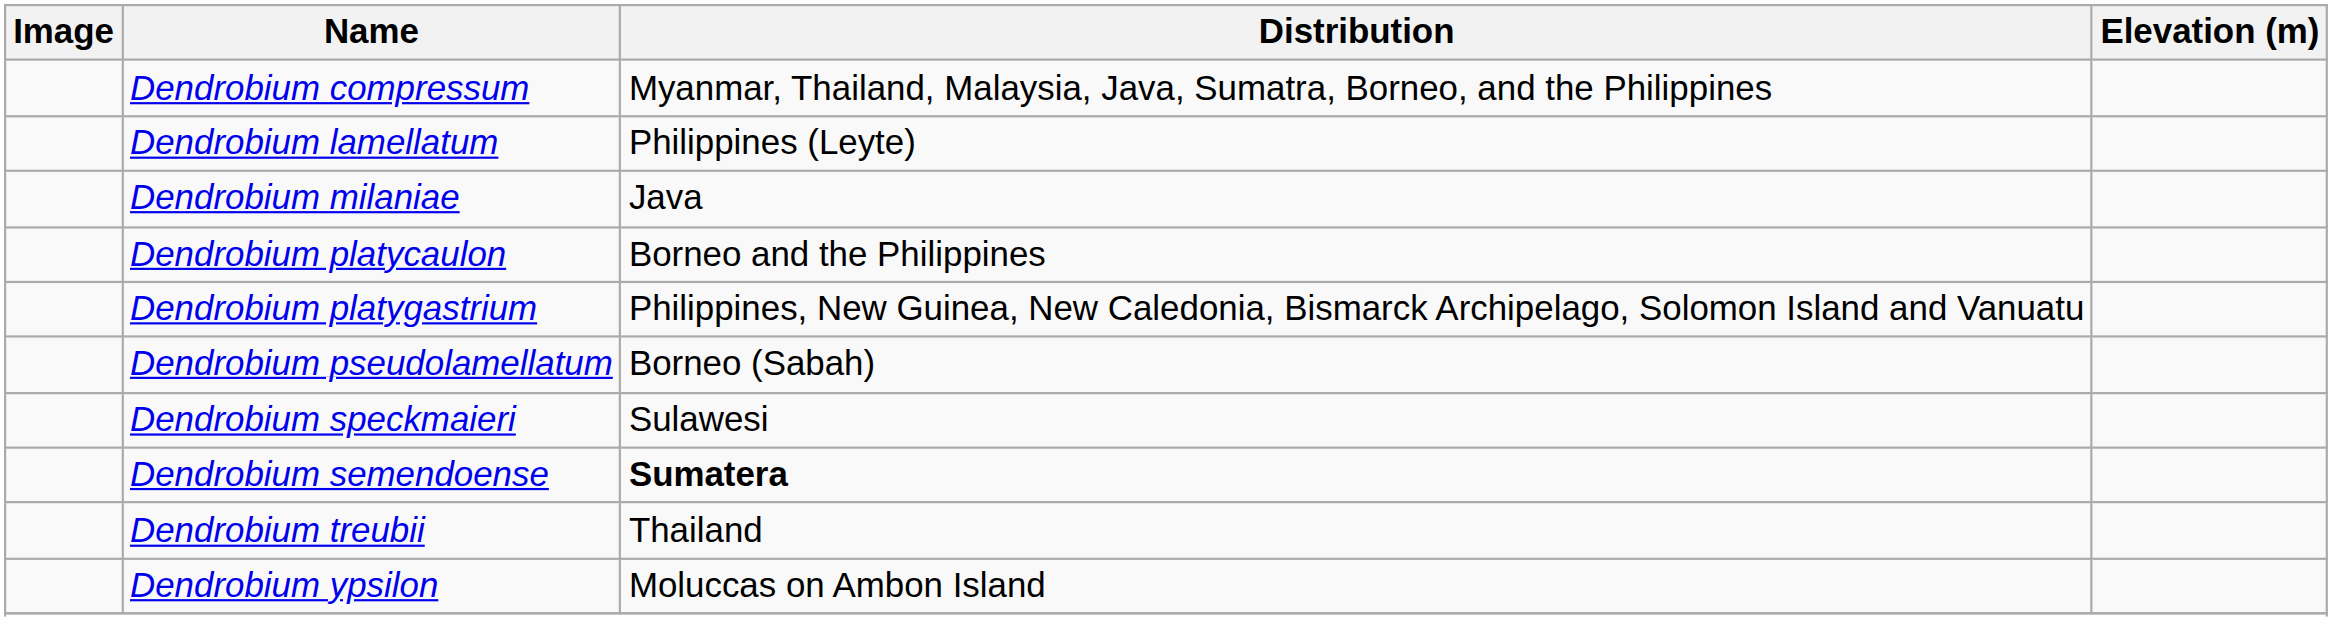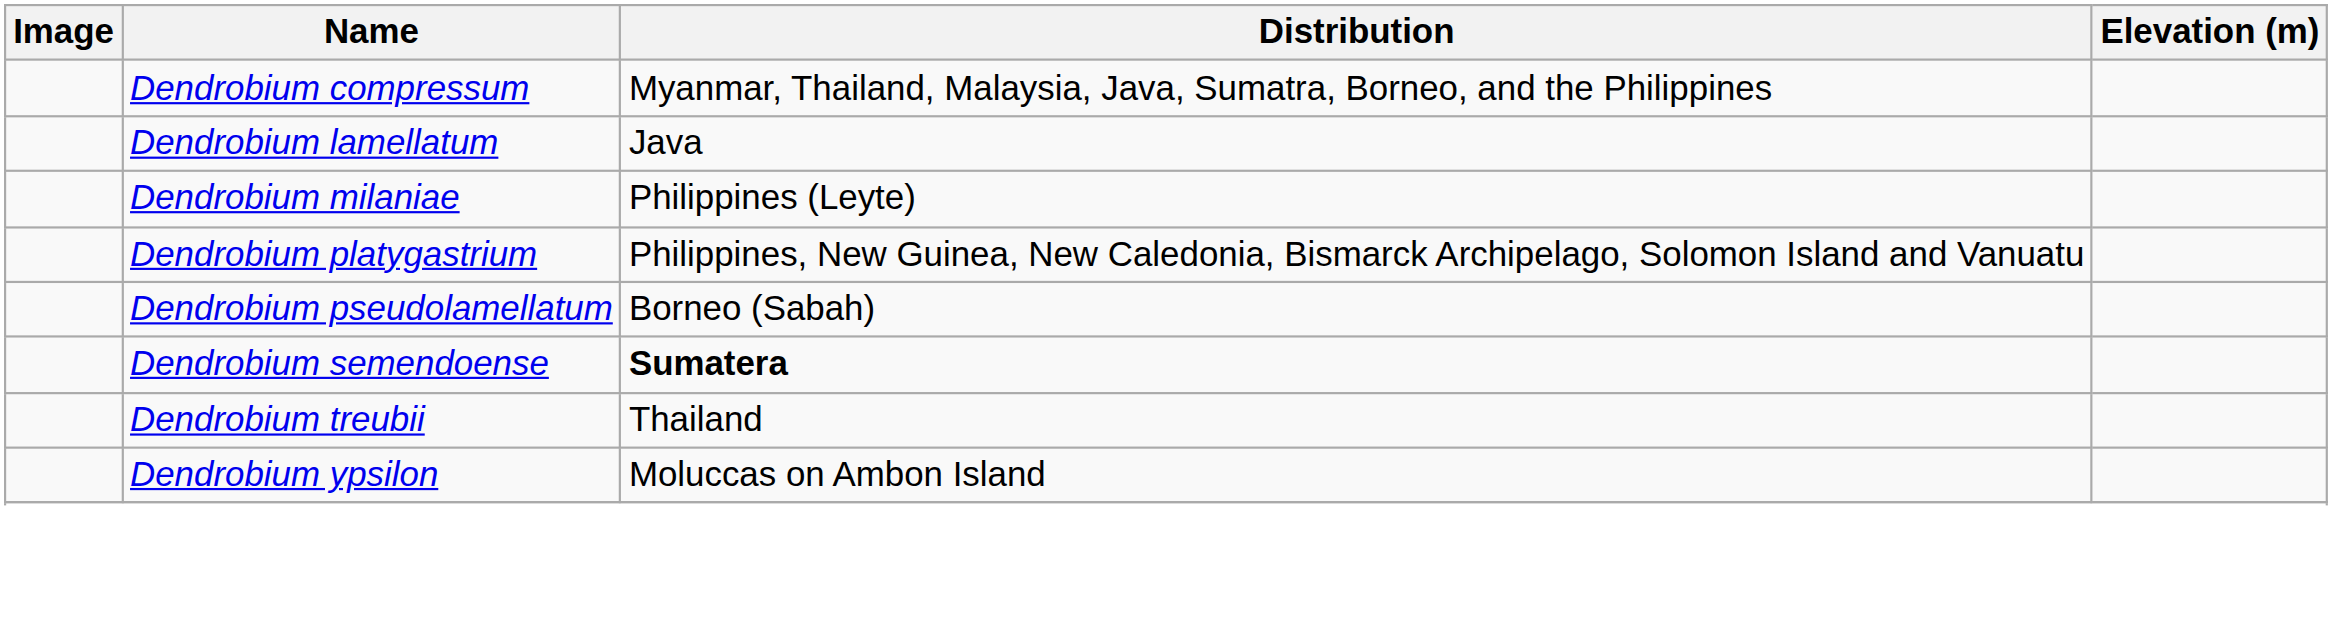(772, 142) Philippines (Leyte) -> (666, 142) Java
(666, 198) Java -> (772, 198) Philippines (Leyte)
- row: (318, 253)
- row: (323, 419)
